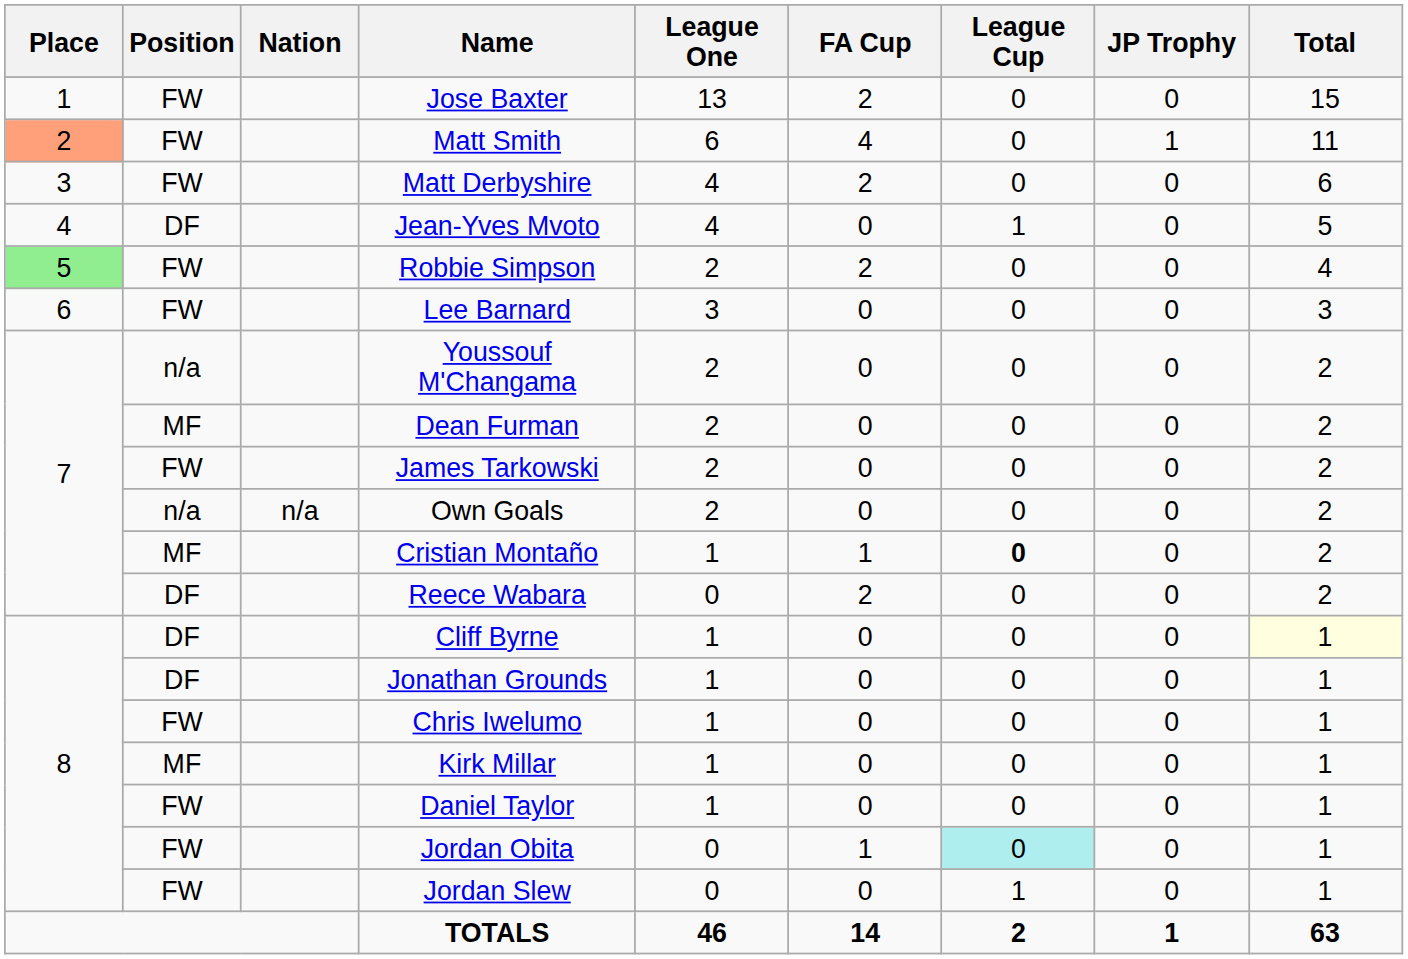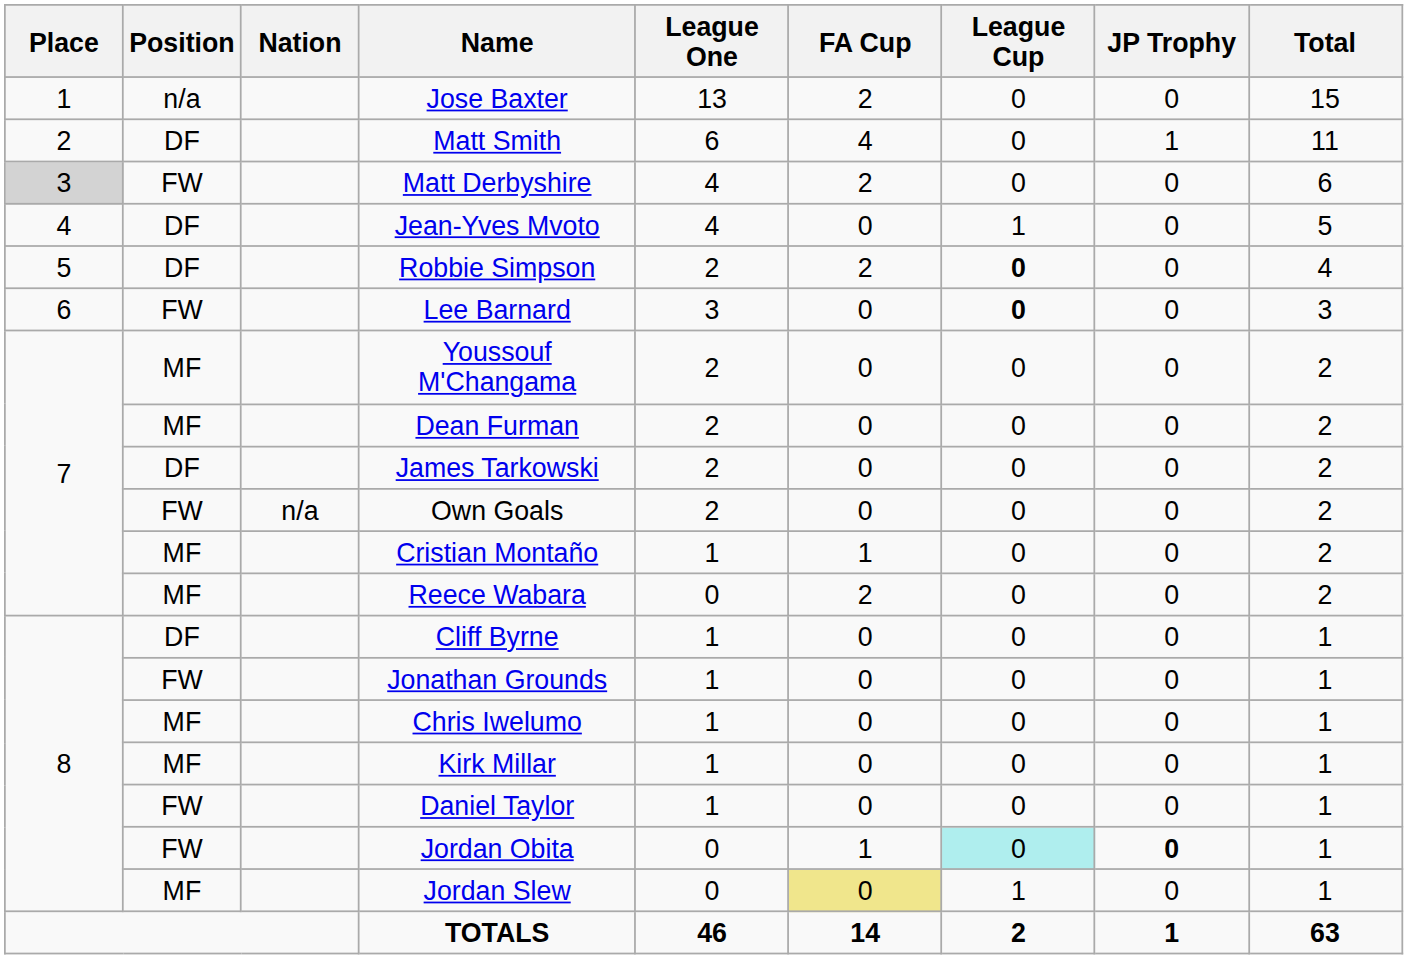(182, 99) FW -> (182, 99) n/a
(64, 141) lightsalmon background -> (64, 141) no background
(182, 141) FW -> (182, 141) DF
(64, 183) no background -> (64, 183) lightgrey background
(64, 268) lightgreen background -> (64, 268) no background
(182, 268) FW -> (182, 268) DF
(1018, 268) normal -> (1018, 268) bold
(1018, 310) normal -> (1018, 310) bold
(182, 368) n/a -> (182, 368) MF
(182, 467) FW -> (182, 467) DF
(182, 510) n/a -> (182, 510) FW
(1018, 552) bold -> (1018, 552) normal
(182, 594) DF -> (182, 594) MF
(1325, 637) lightyellow background -> (1325, 637) no background
(182, 679) DF -> (182, 679) FW
(182, 721) FW -> (182, 721) MF
(1172, 848) normal -> (1172, 848) bold
(182, 891) FW -> (182, 891) MF
(865, 891) no background -> (865, 891) khaki background
